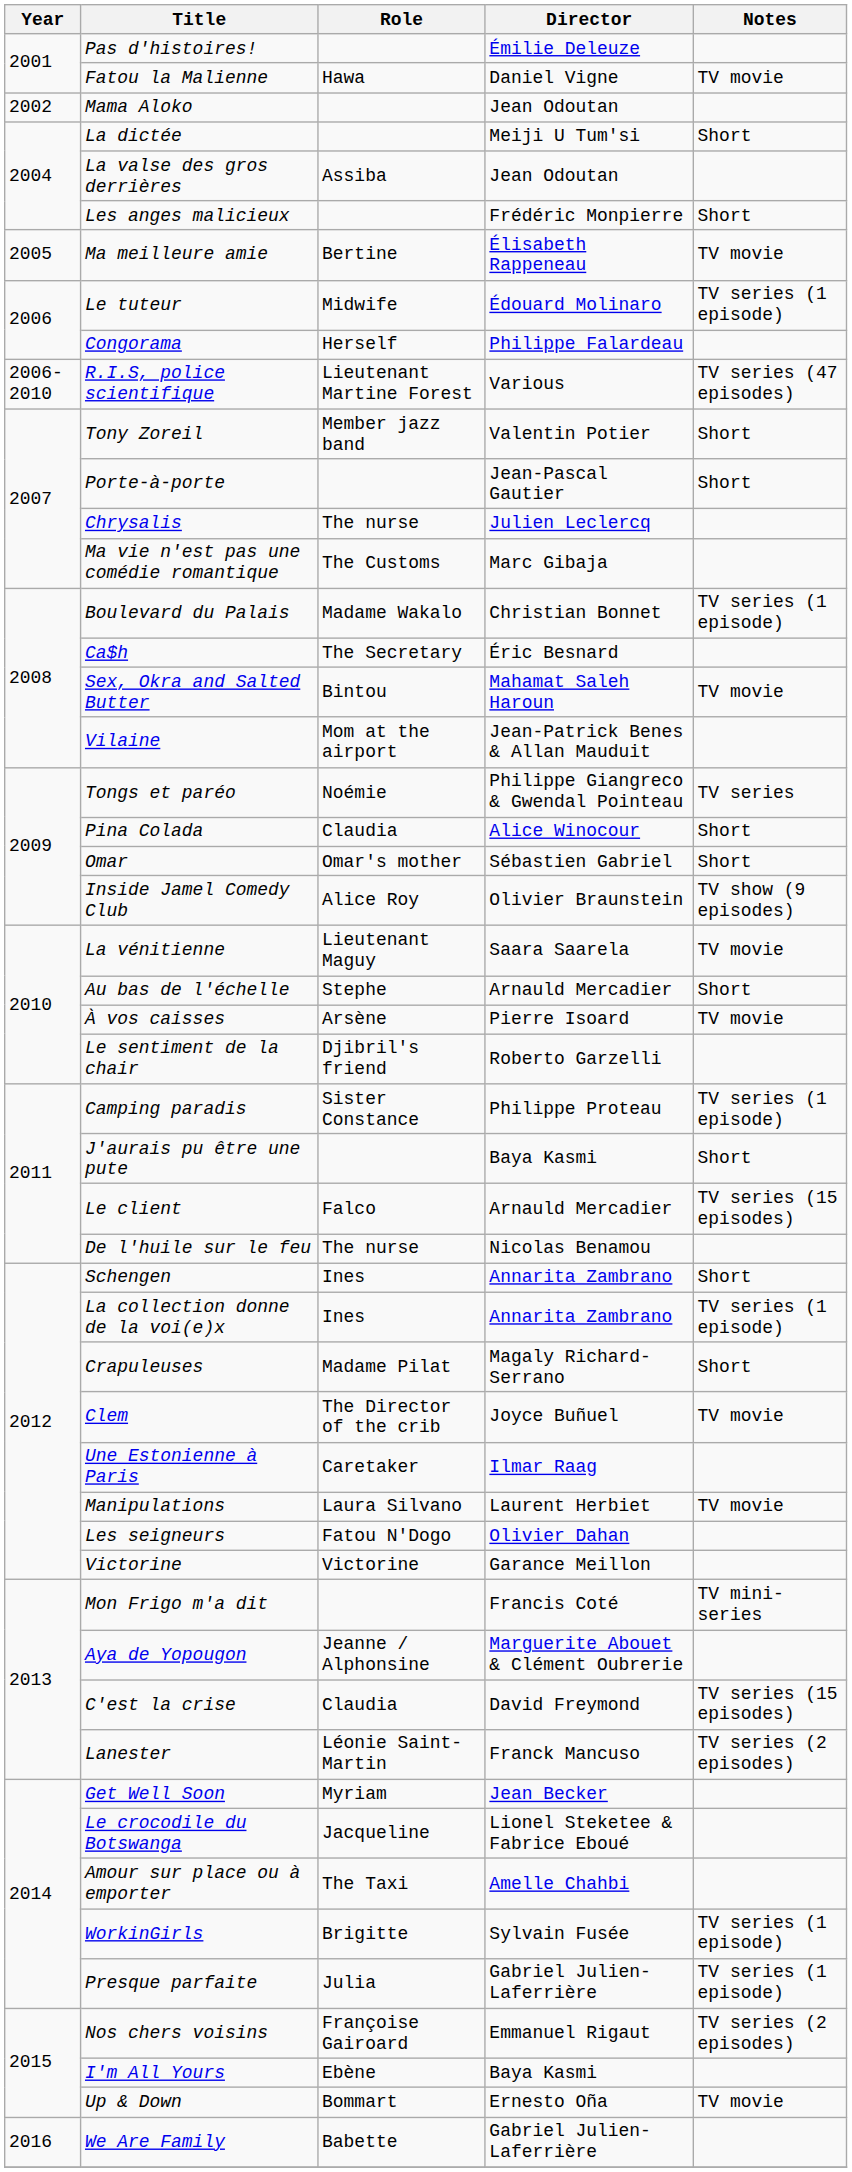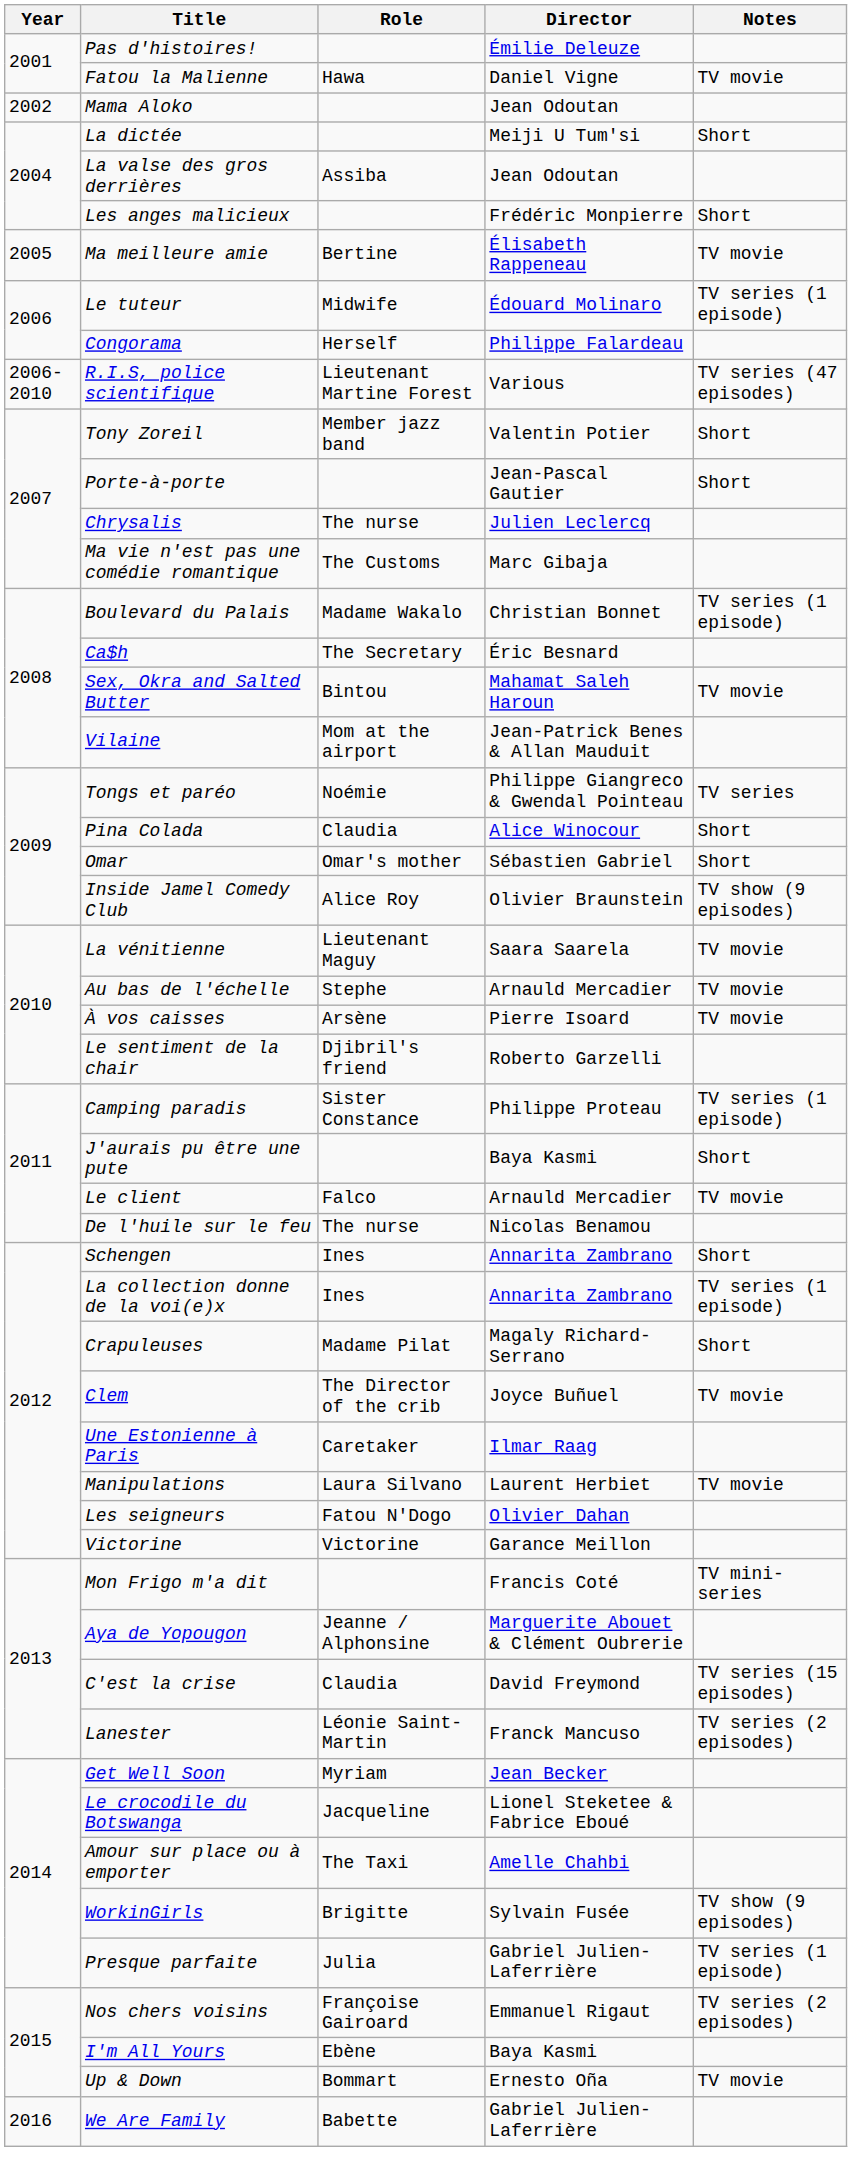(725, 990) Short -> (741, 990) TV movie
(768, 1209) TV series (15 episodes) -> (741, 1198) TV movie
(762, 1934) TV series (1 episode) -> (751, 1913) TV show (9 episodes)
